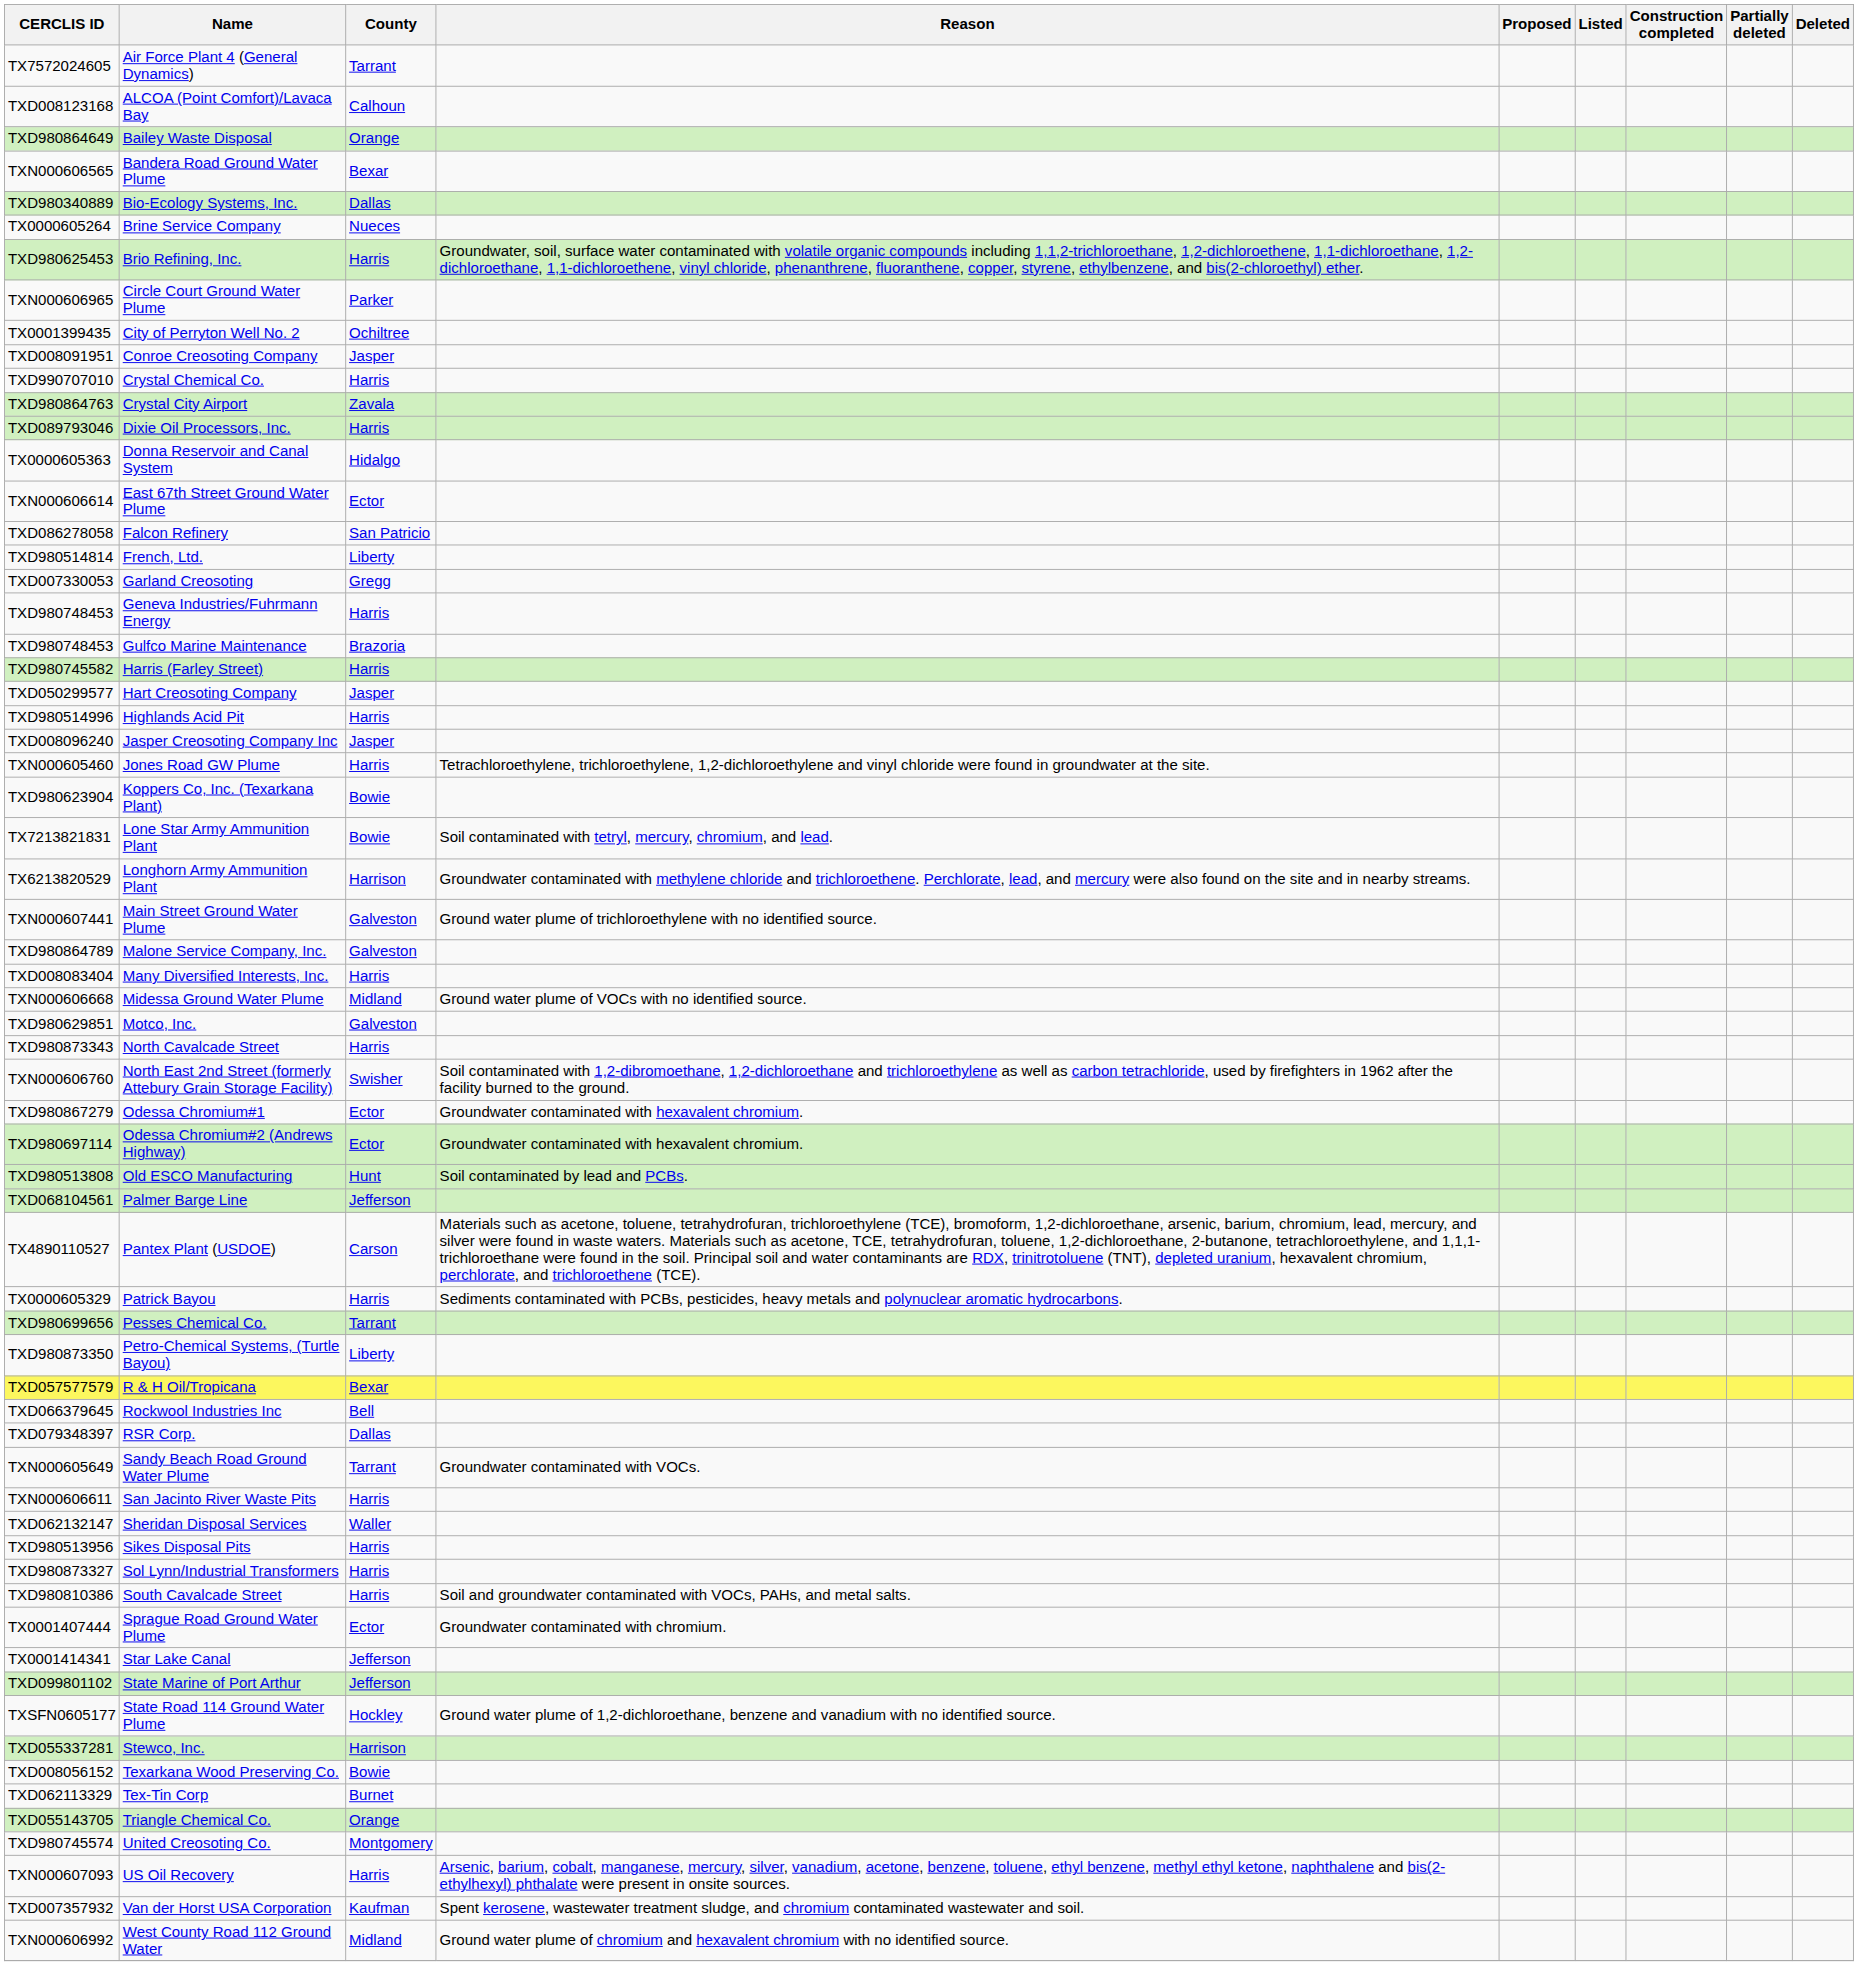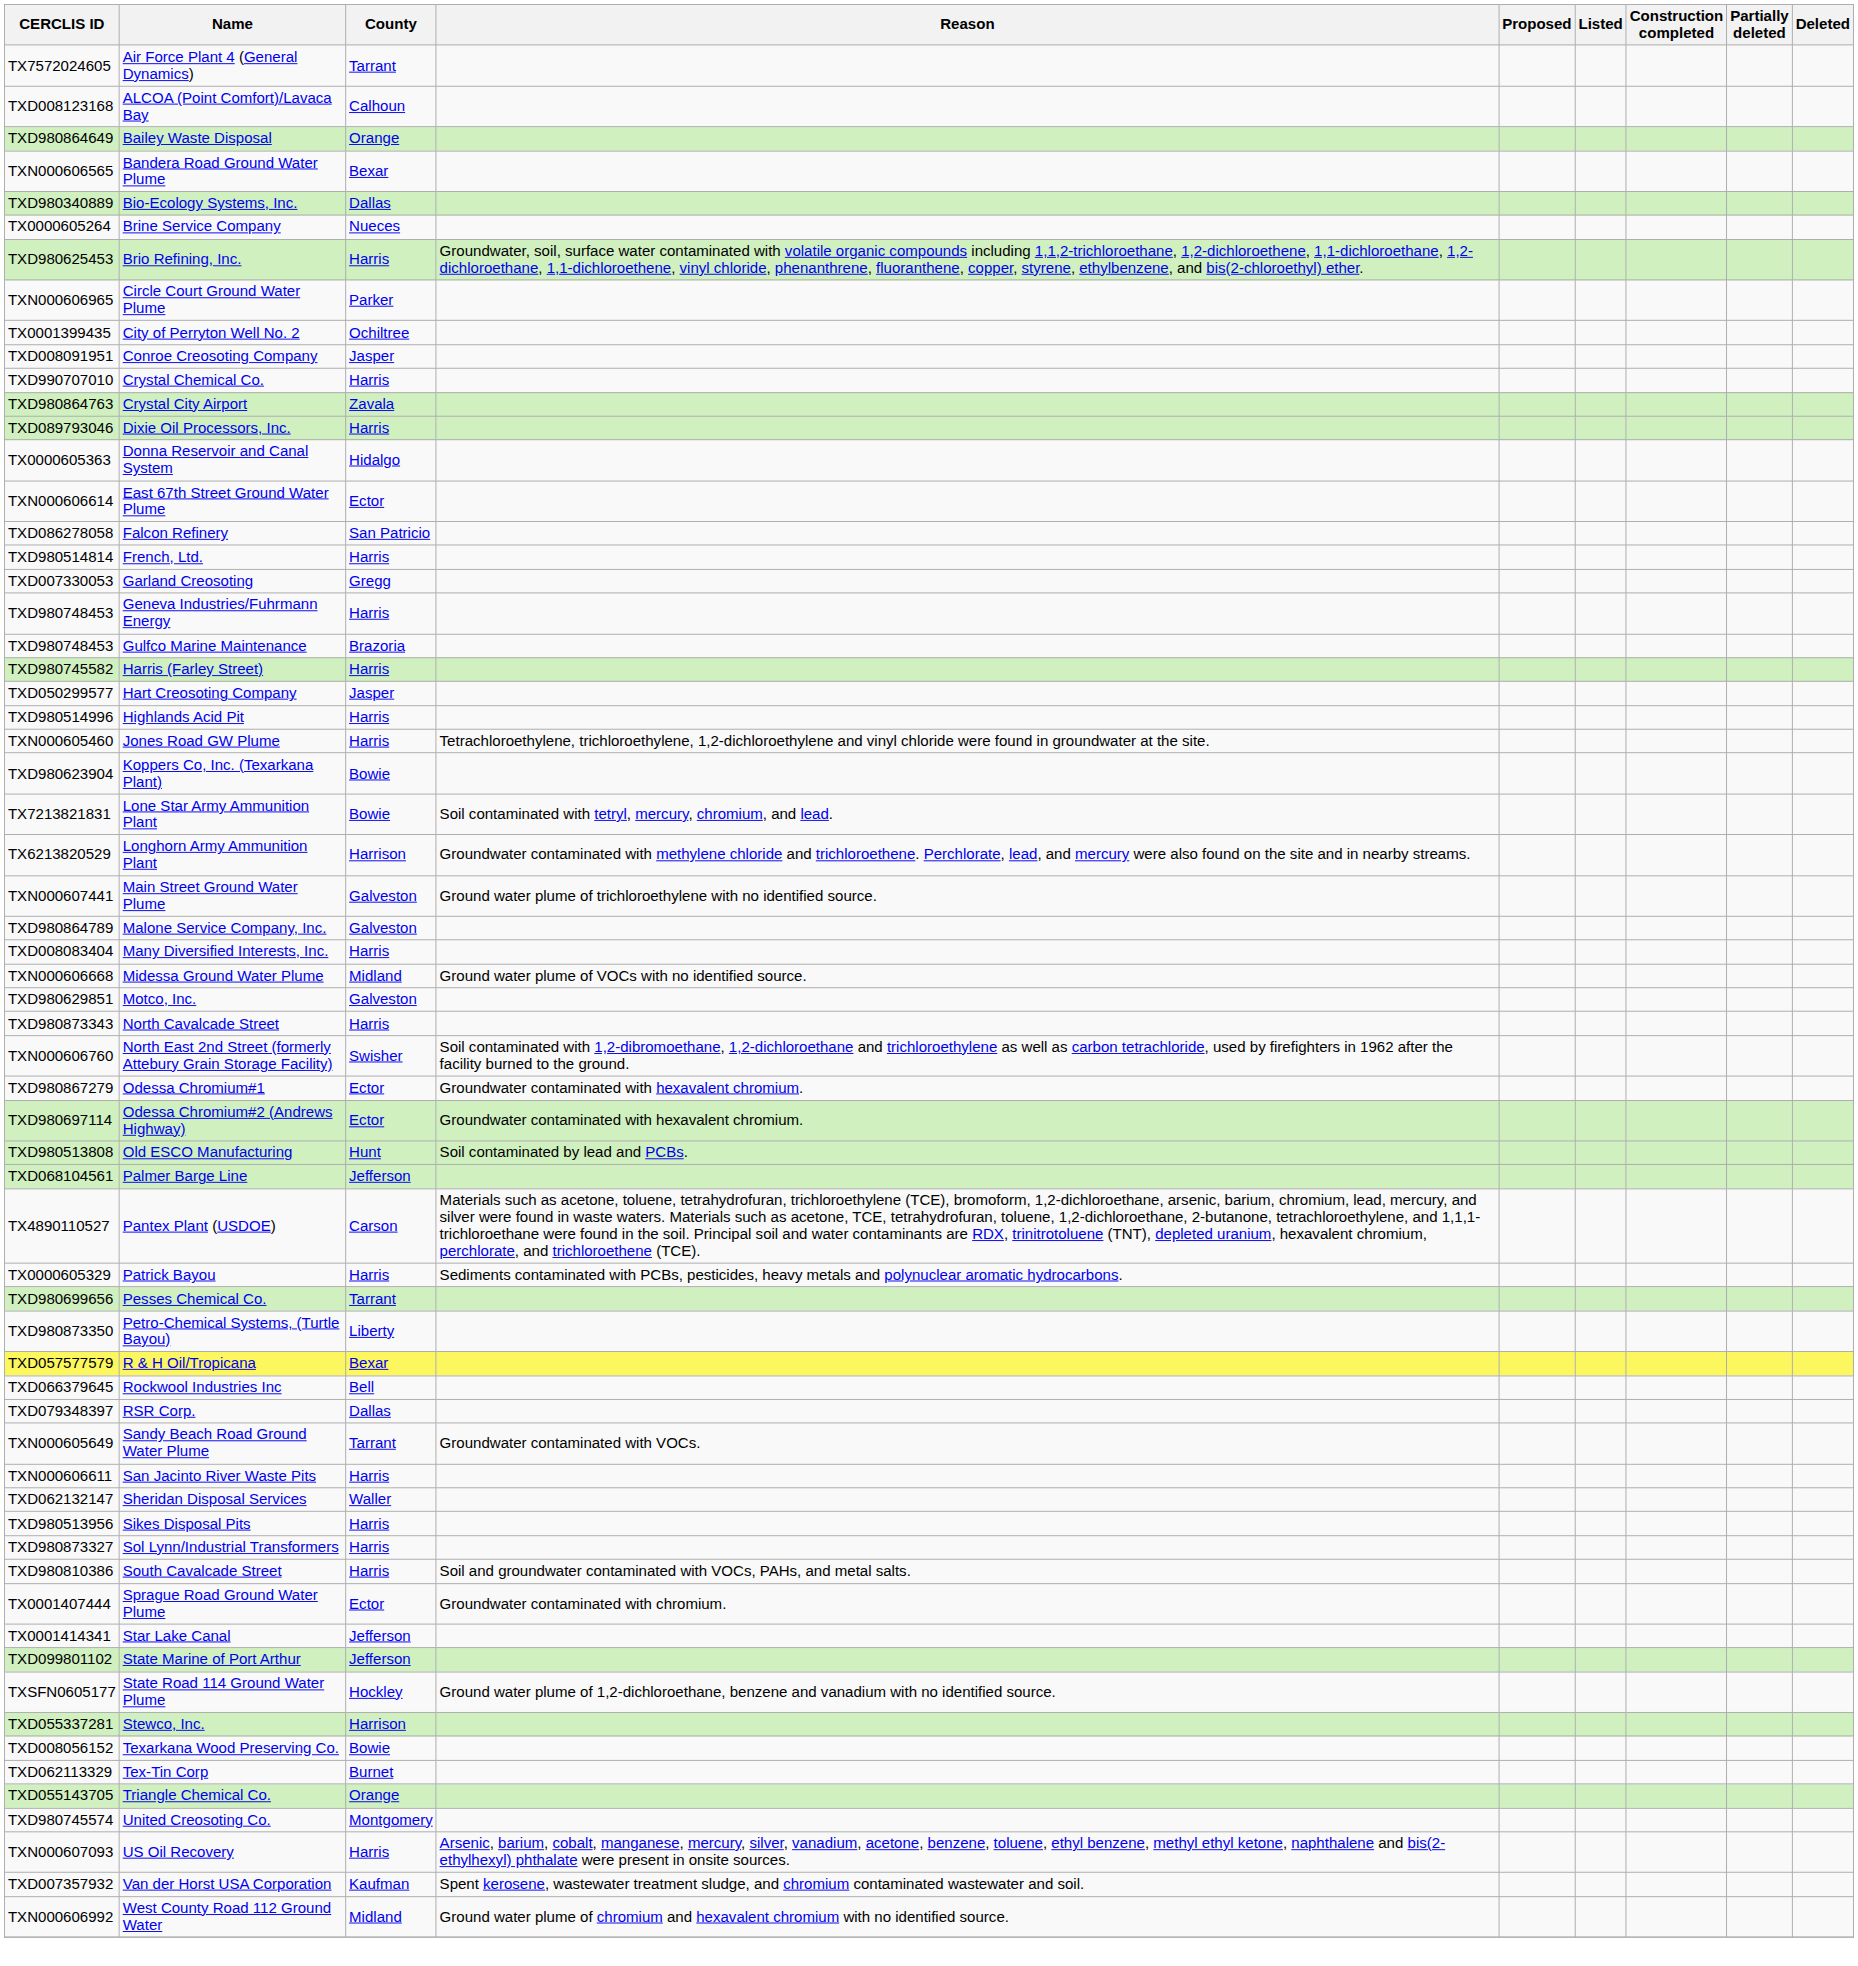(372, 557) Liberty -> (369, 557) Harris
- row: (230, 741)
